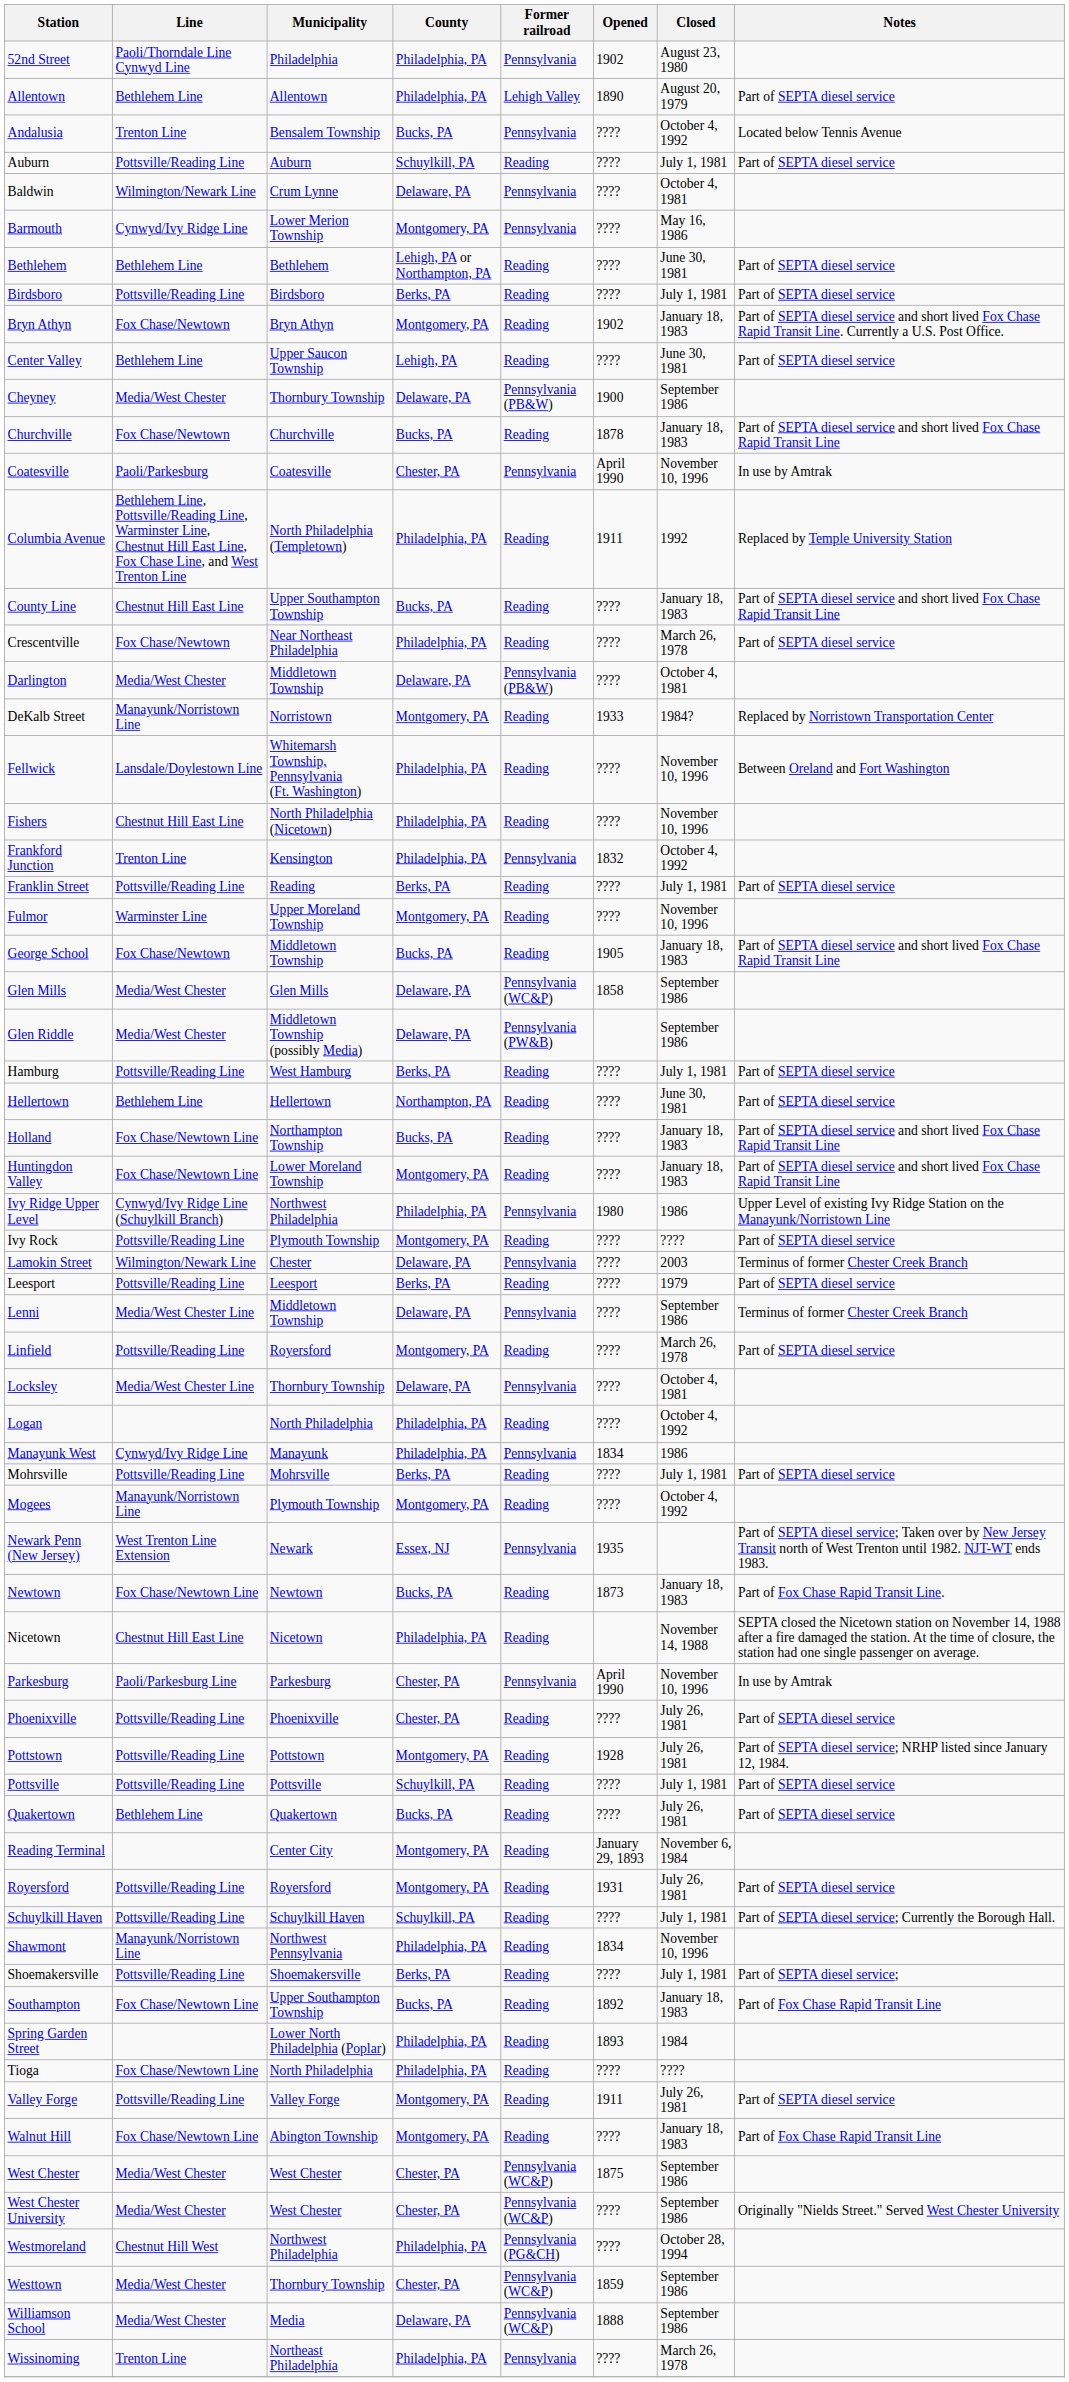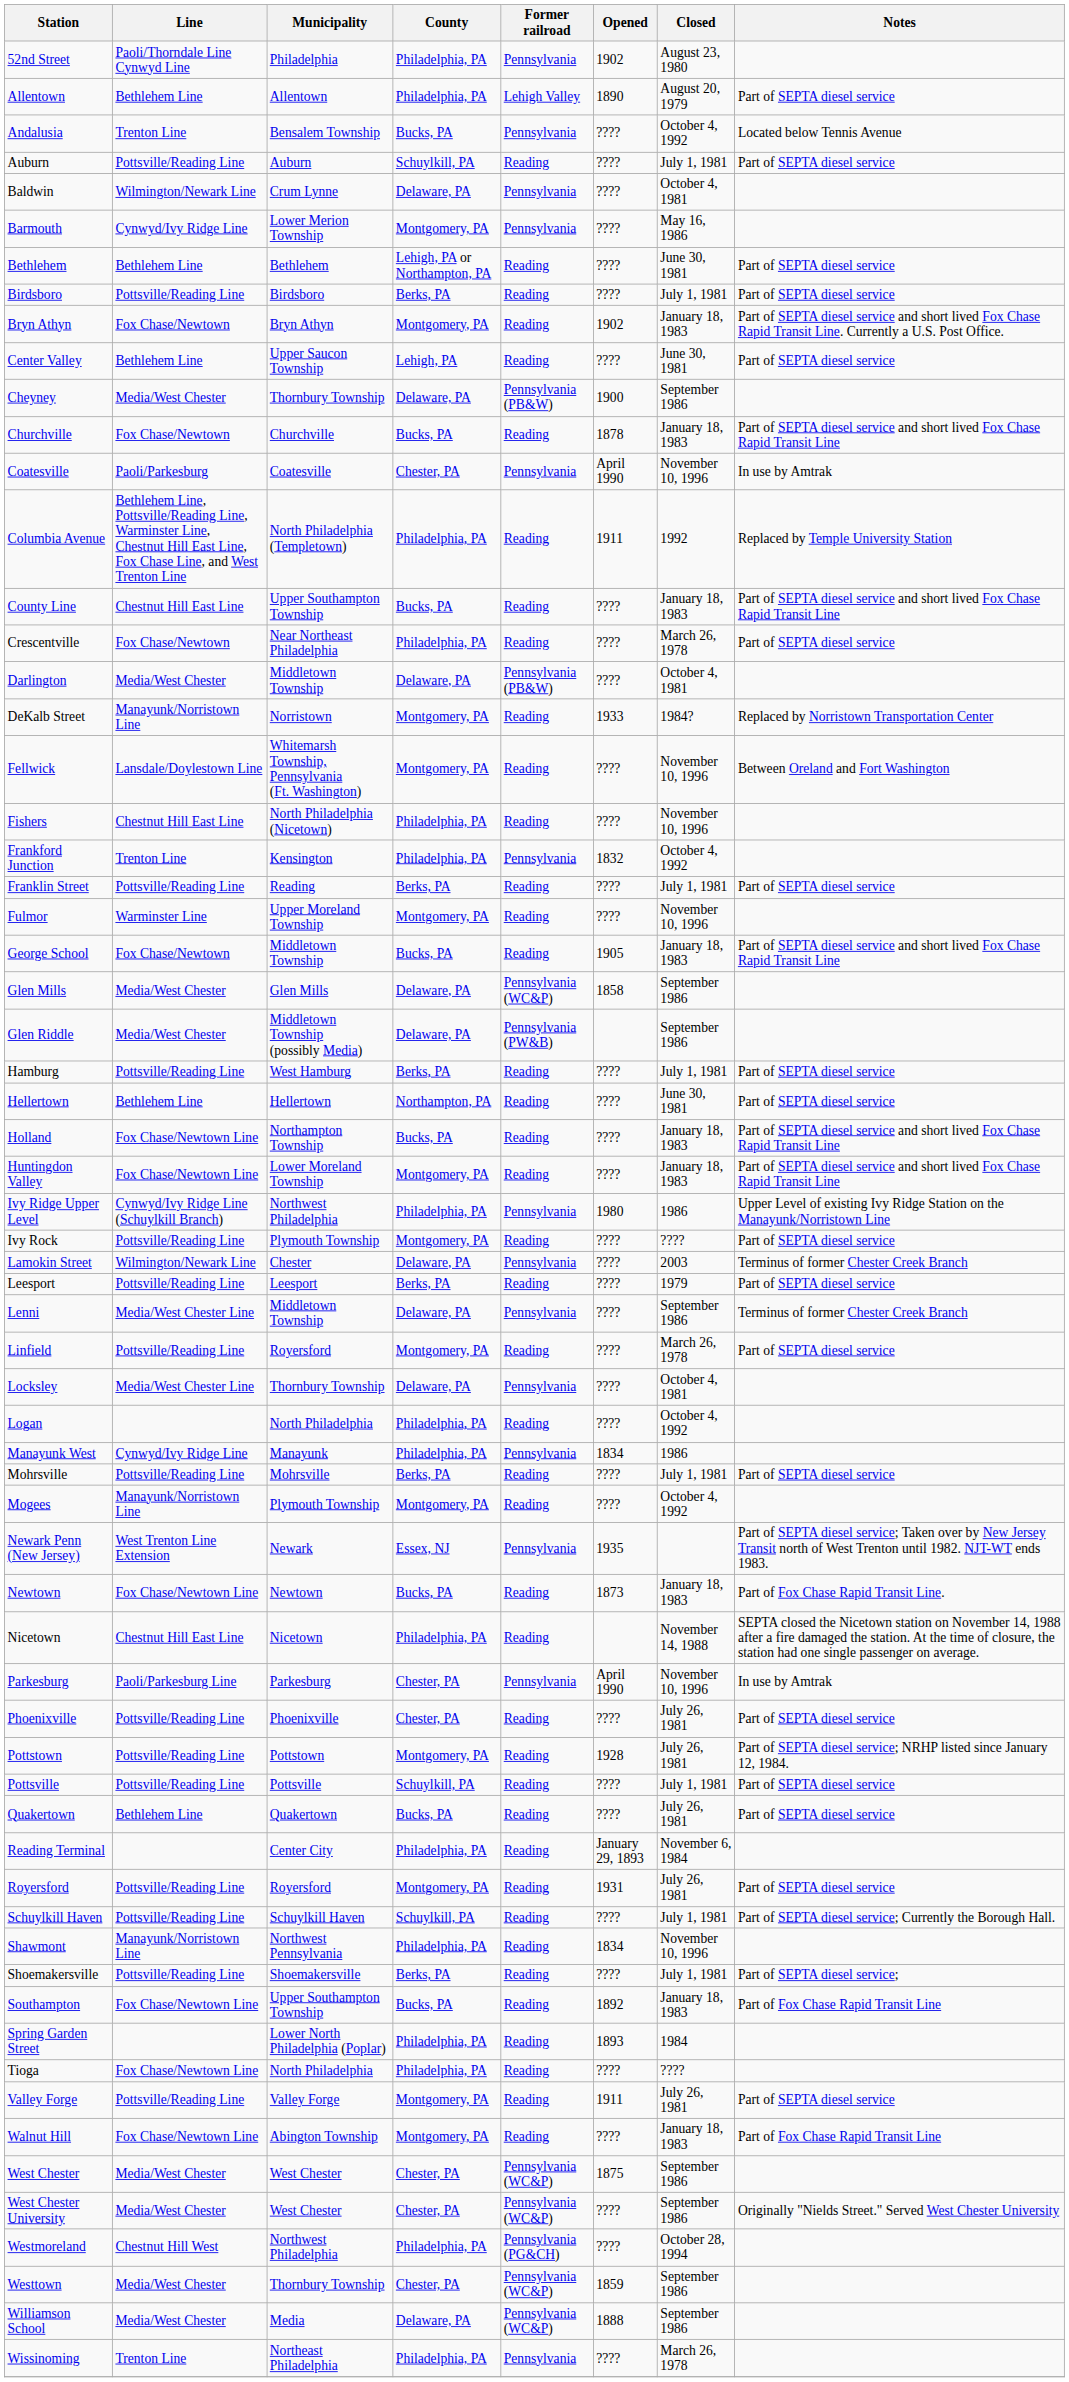(441, 769) Philadelphia, PA -> (442, 769) Montgomery, PA
(442, 1851) Montgomery, PA -> (441, 1851) Philadelphia, PA
